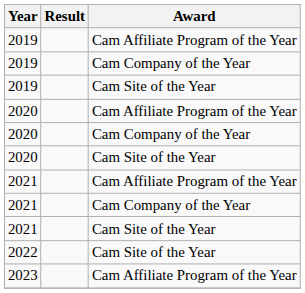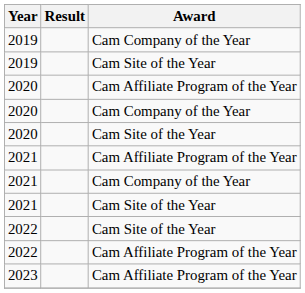- row: (23, 39)
+ row: (23, 252)
